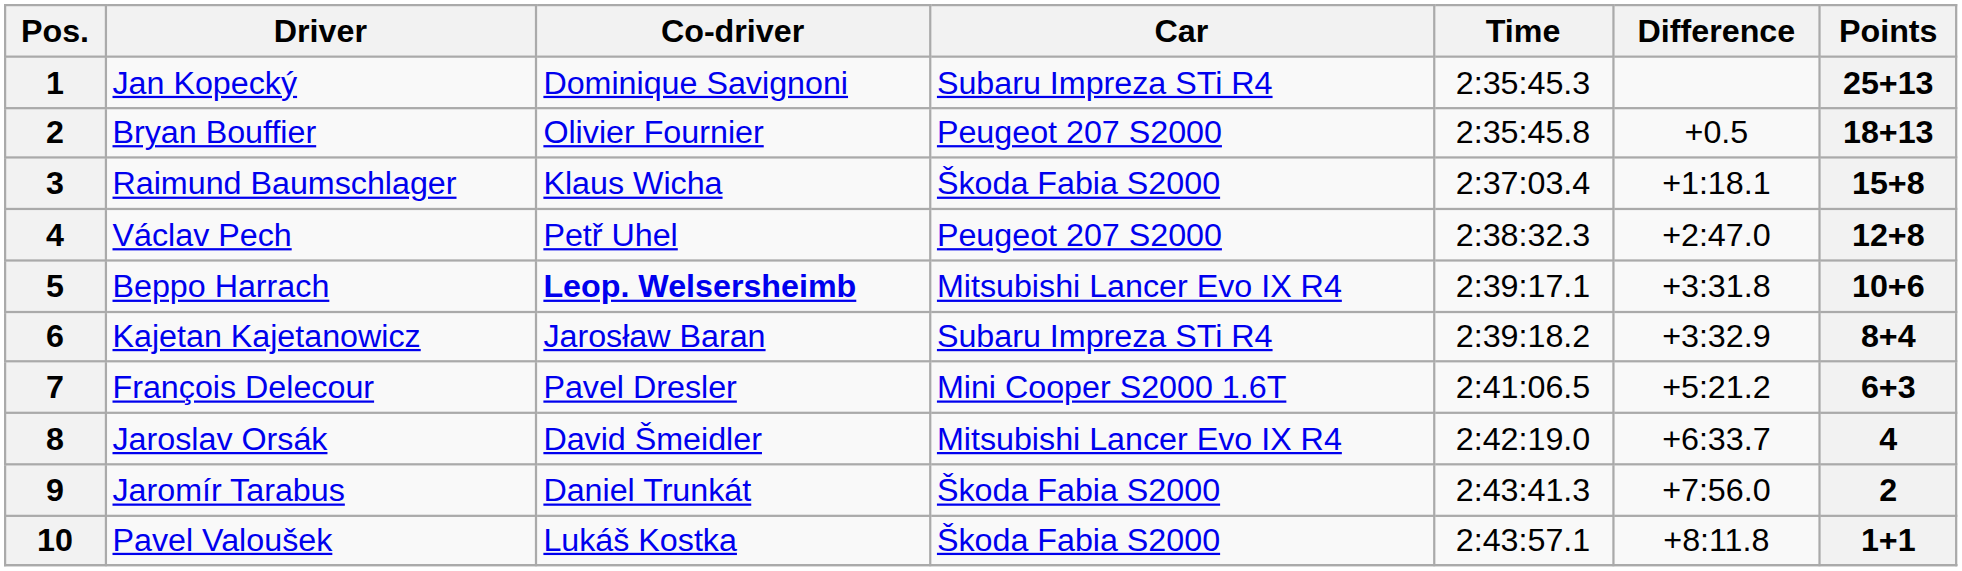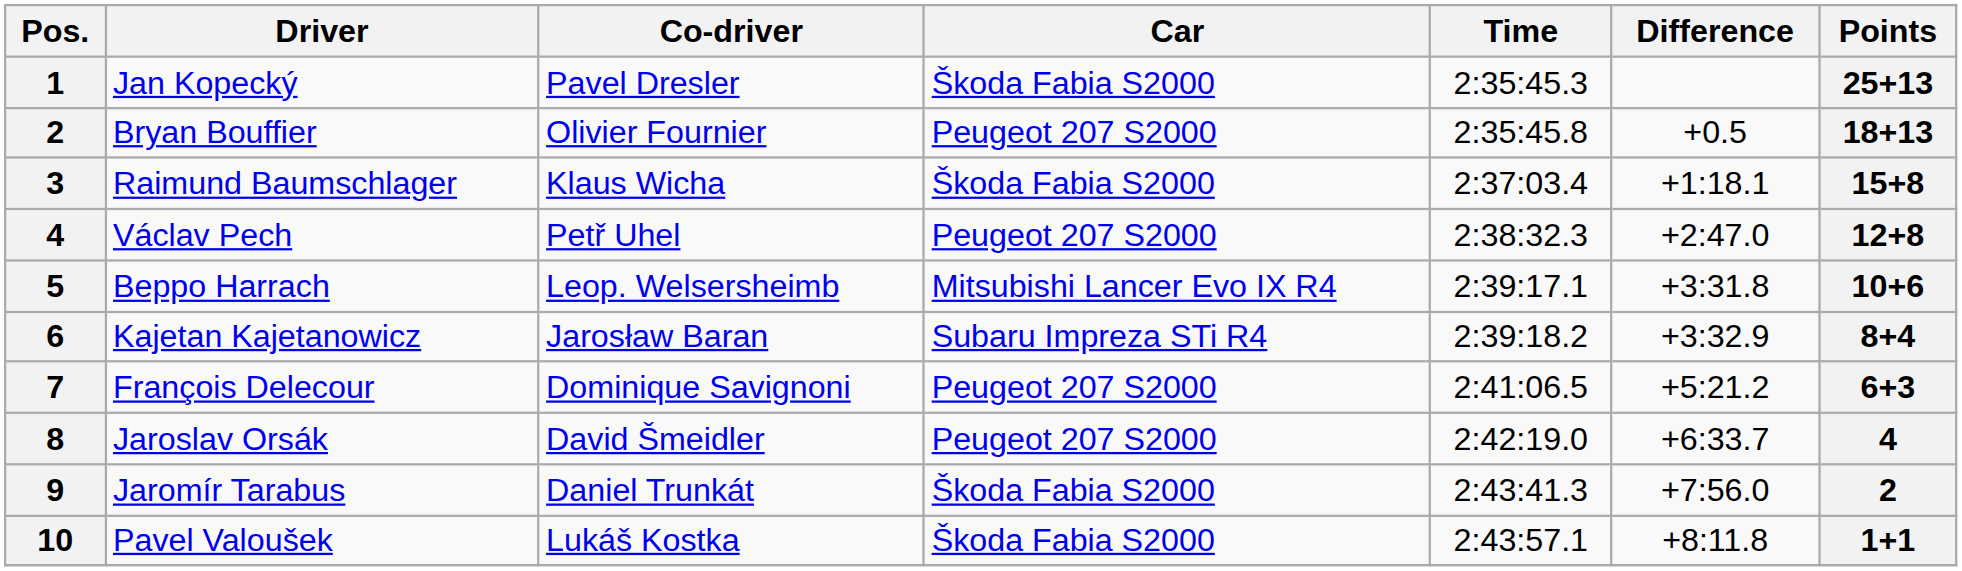(696, 82) Dominique Savignoni -> (643, 82) Pavel Dresler
(1105, 82) Subaru Impreza STi R4 -> (1073, 82) Škoda Fabia S2000
(700, 286) bold -> (693, 286) normal
(640, 388) Pavel Dresler -> (698, 388) Dominique Savignoni
(1112, 388) Mini Cooper S2000 1.6T -> (1074, 388) Peugeot 207 S2000
(1139, 439) Mitsubishi Lancer Evo IX R4 -> (1074, 439) Peugeot 207 S2000
